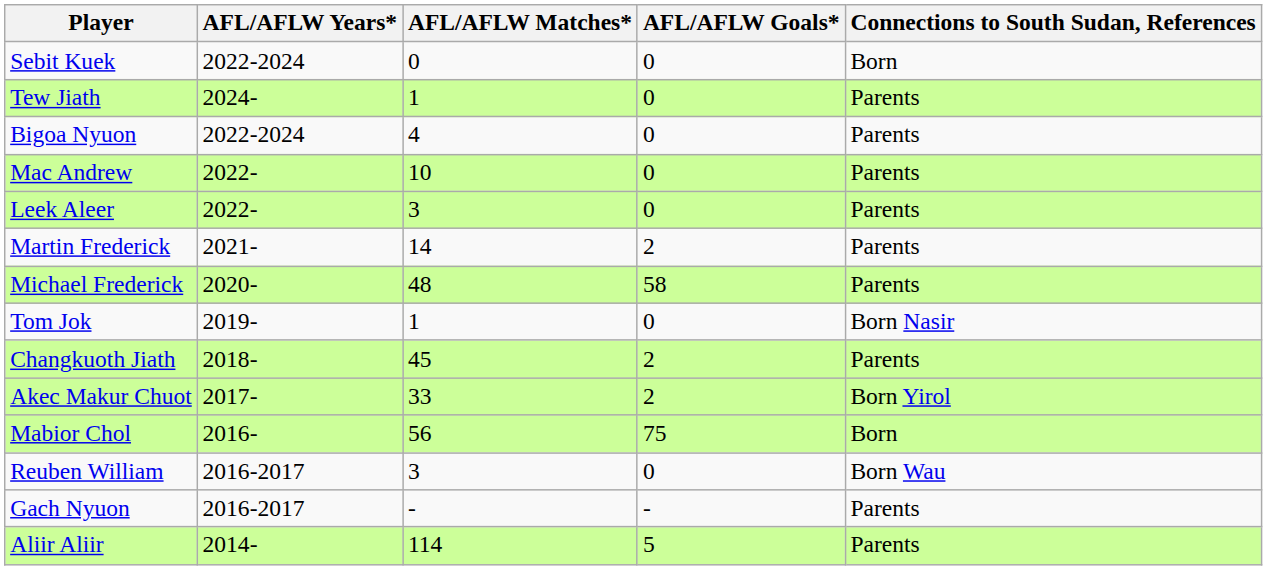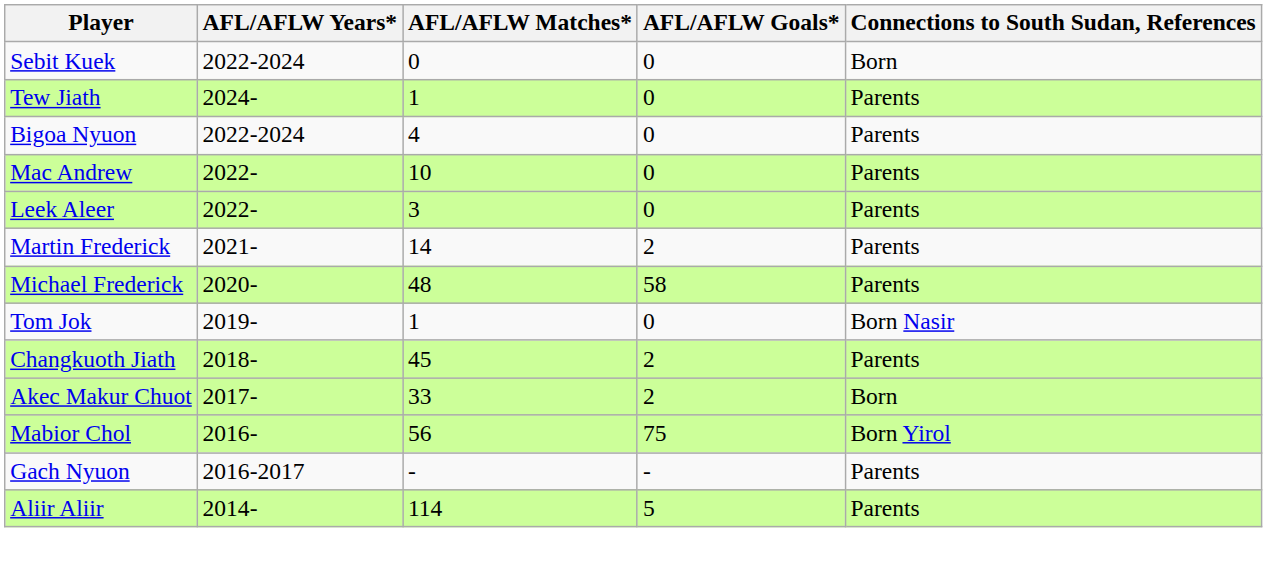(901, 396) Born Yirol -> (874, 396) Born
(874, 433) Born -> (901, 433) Born Yirol
- row: (87, 470)
